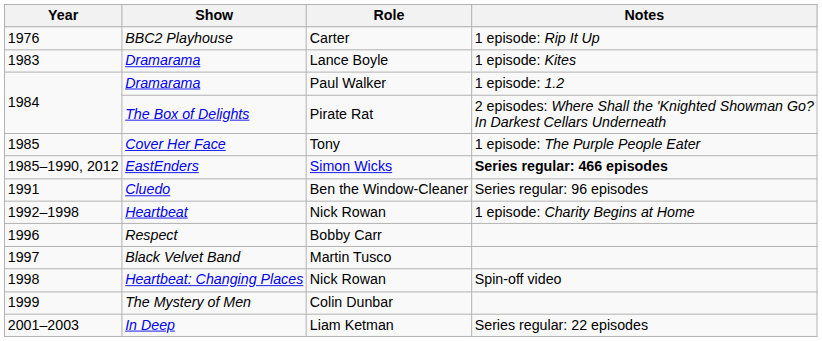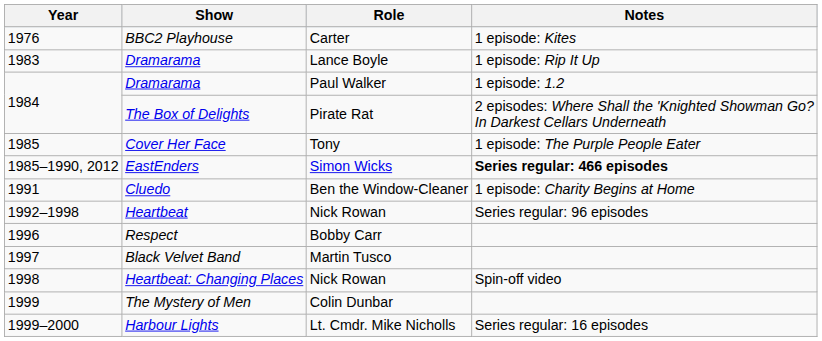(537, 38) 1 episode: Rip It Up -> (525, 38) 1 episode: Kites
(525, 60) 1 episode: Kites -> (537, 60) 1 episode: Rip It Up
(561, 189) Series regular: 96 episodes -> (585, 189) 1 episode: Charity Begins at Home
(585, 212) 1 episode: Charity Begins at Home -> (561, 212) Series regular: 96 episodes
+ row: (172, 325)
- row: (150, 325)
